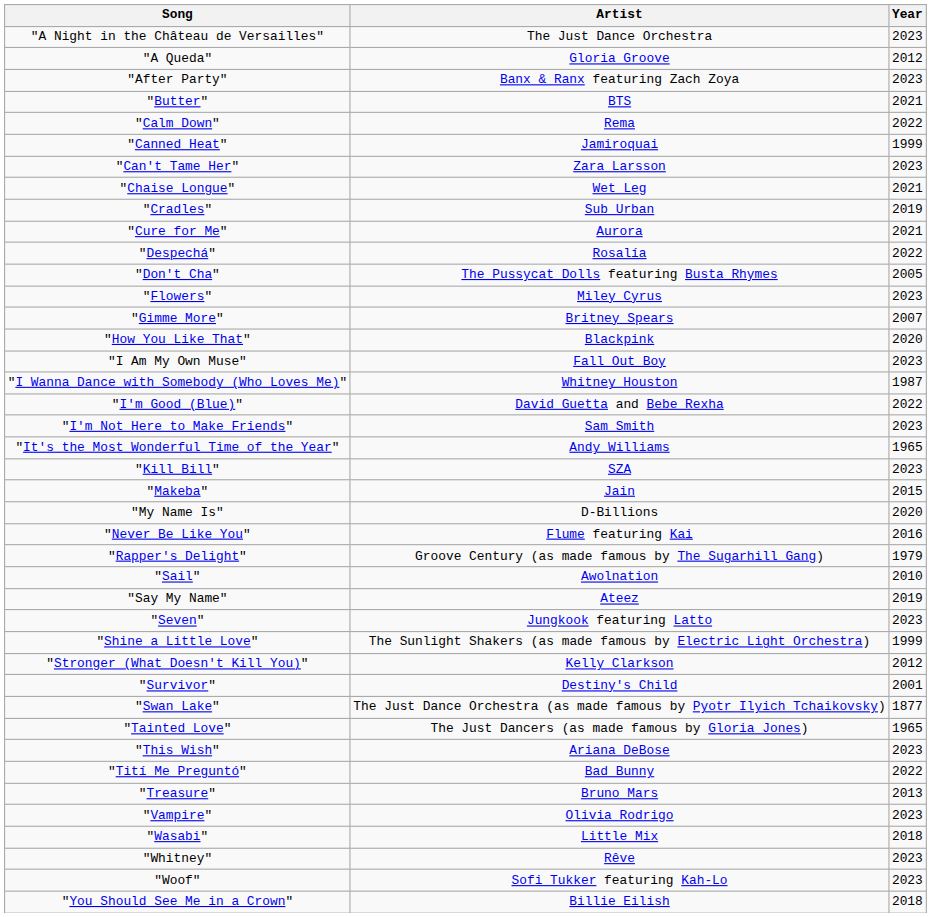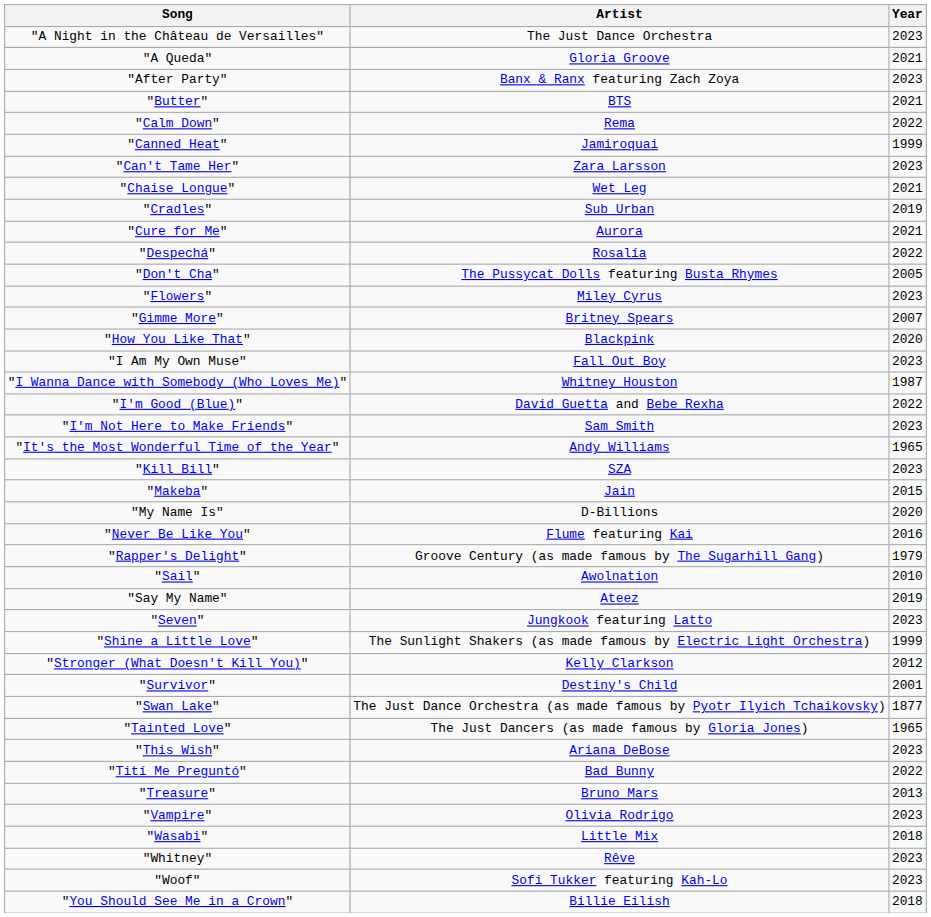(907, 58) 2012 -> (907, 58) 2021
